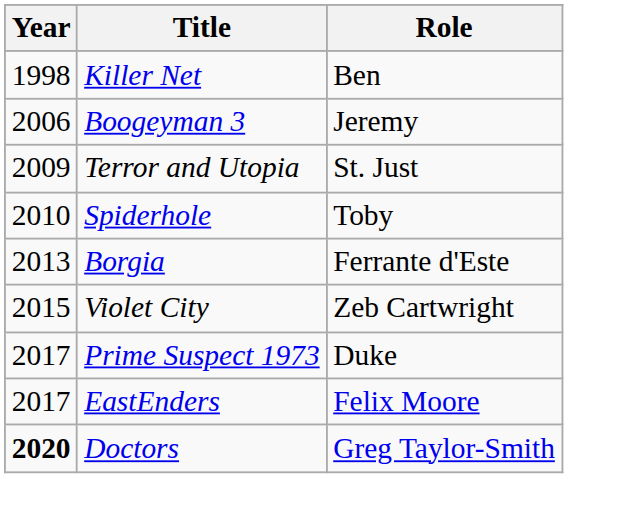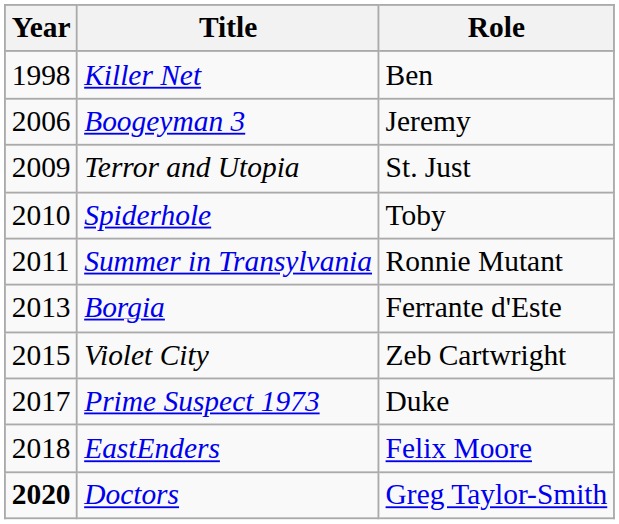+ row: (228, 261)
(41, 401) 2017 -> (41, 448) 2018
